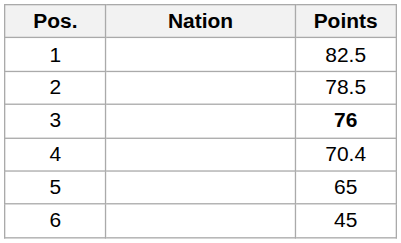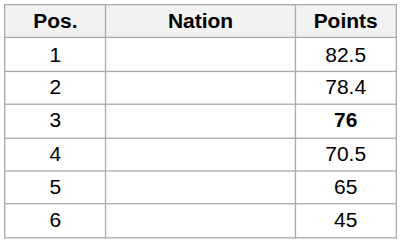(346, 87) 78.5 -> (346, 87) 78.4
(346, 154) 70.4 -> (346, 154) 70.5
